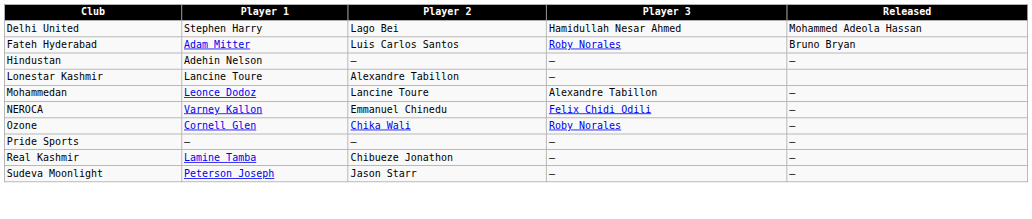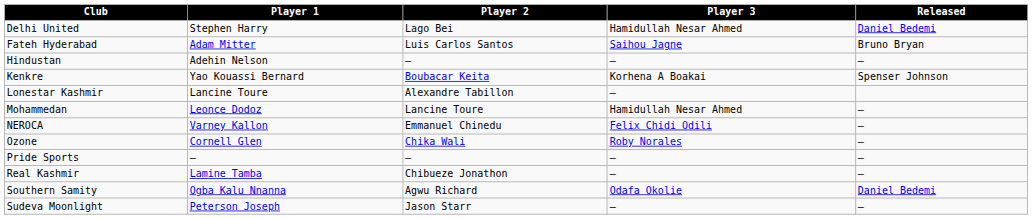(856, 29) Mohammed Adeola Hassan -> (897, 29) Daniel Bedemi
(585, 45) Roby Norales -> (646, 45) Saihou Jagne
+ row: (25, 77)
(603, 94) Alexandre Tabillon -> (676, 110) Hamidullah Nesar Ahmed
+ row: (52, 190)
